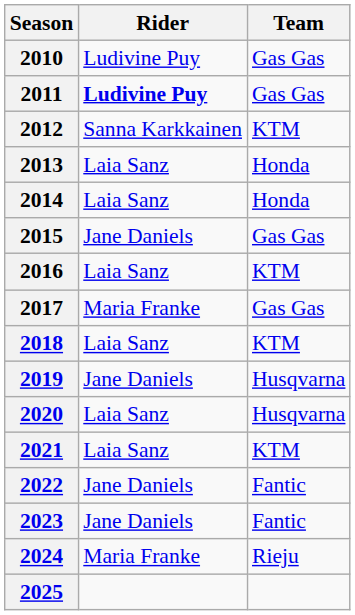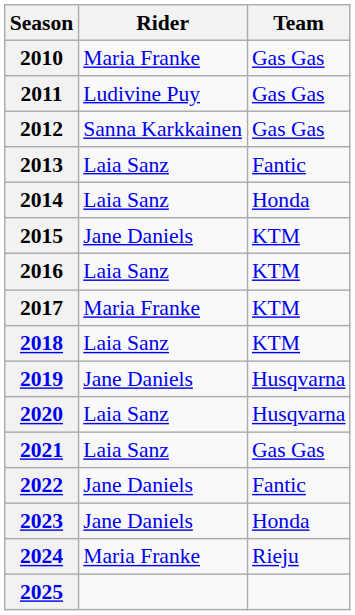(142, 58) Ludivine Puy -> (142, 58) Maria Franke
(145, 93) bold -> (142, 93) normal
(276, 129) KTM -> (288, 129) Gas Gas
(281, 164) Honda -> (279, 164) Fantic
(288, 236) Gas Gas -> (276, 236) KTM
(288, 307) Gas Gas -> (276, 307) KTM
(276, 449) KTM -> (288, 449) Gas Gas
(279, 520) Fantic -> (281, 520) Honda
